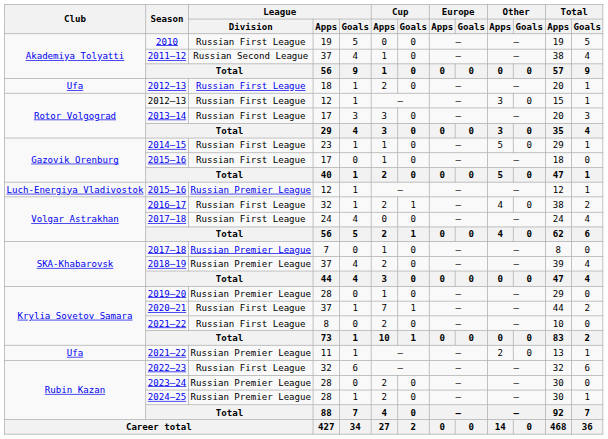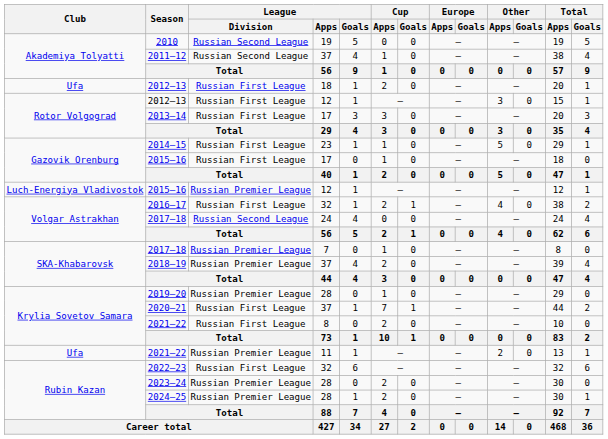(251, 41) Russian First League -> (251, 41) Russian Second League
(251, 219) Russian First League -> (251, 219) Russian Second League
